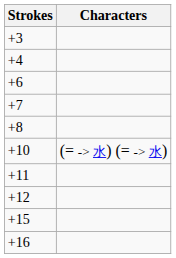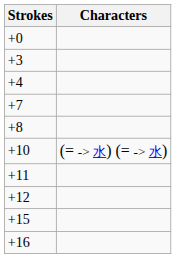+ row: (15, 37)
- row: (15, 82)
